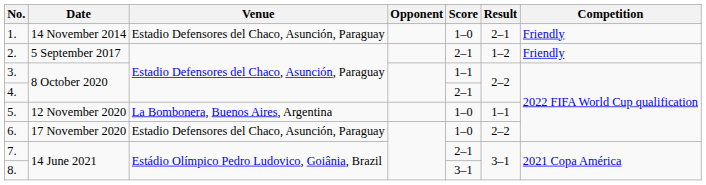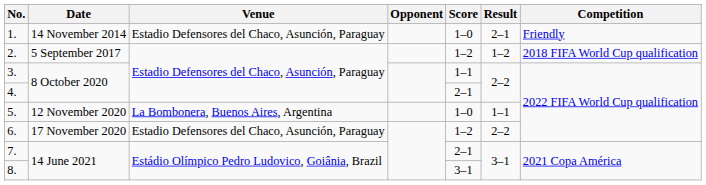(463, 53) 2–1 -> (463, 53) 1–2
(544, 53) Friendly -> (610, 53) 2018 FIFA World Cup qualification
(463, 131) 1–0 -> (463, 131) 1–2
